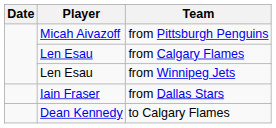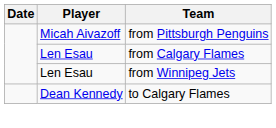- row: (176, 93)
